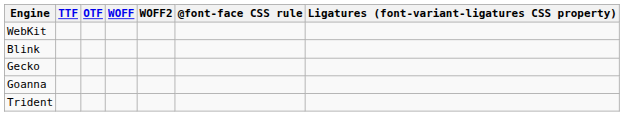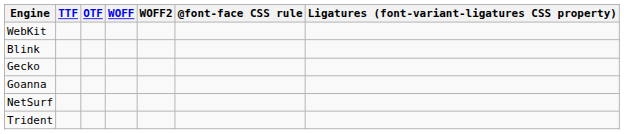+ row: (30, 102)
